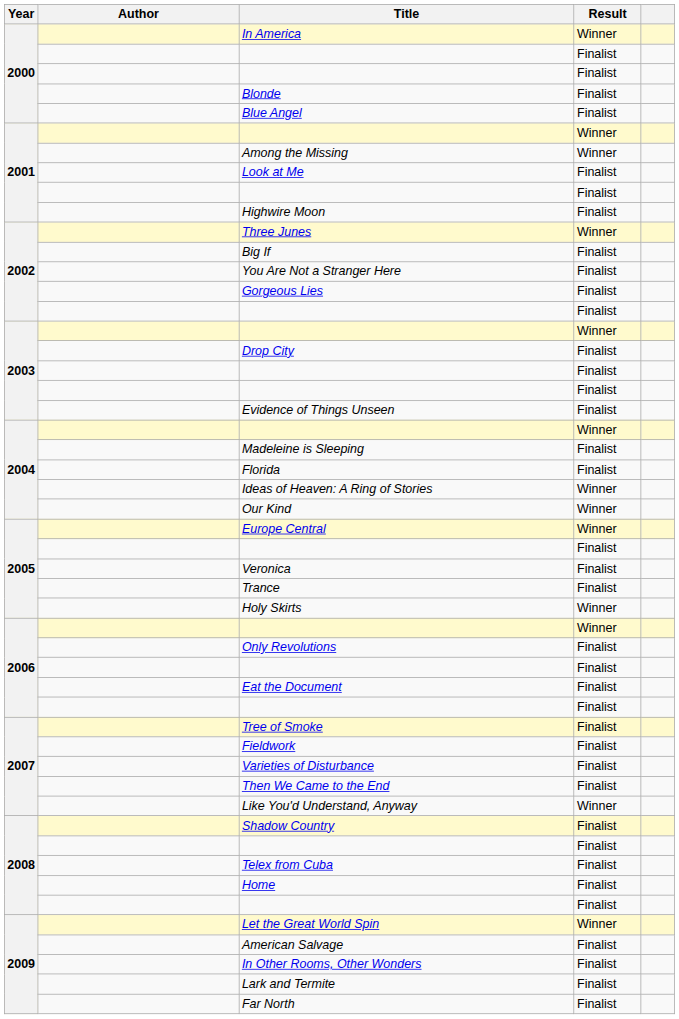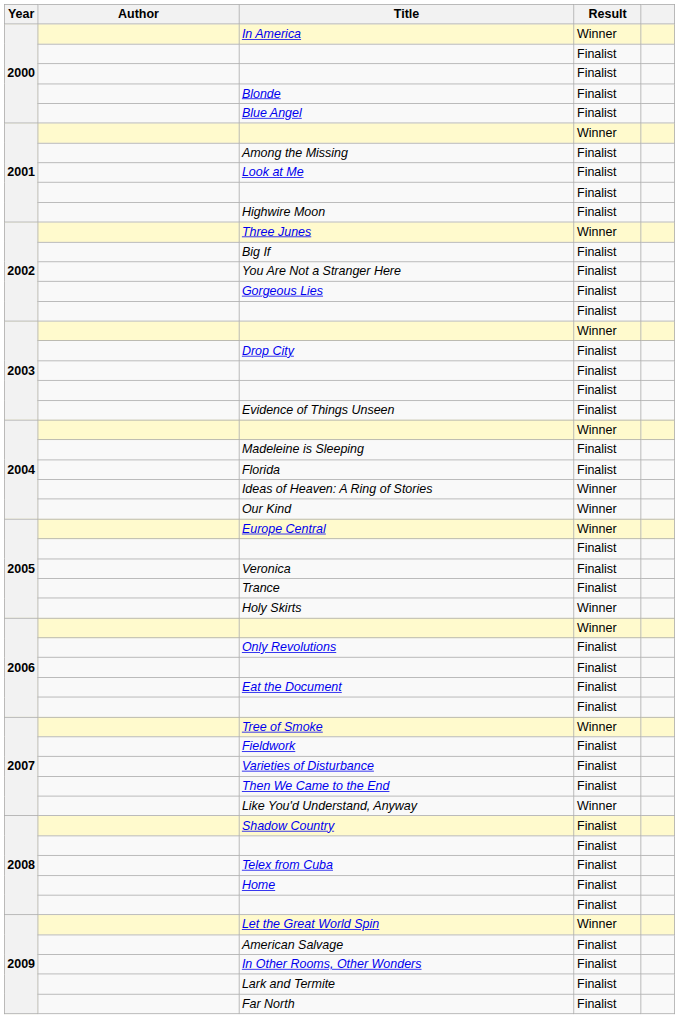(597, 152) Winner -> (597, 152) Finalist
(597, 726) Finalist -> (597, 726) Winner
